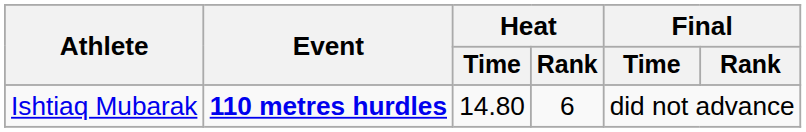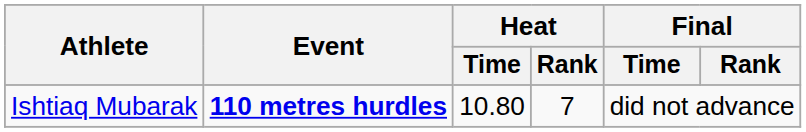(492, 106) 14.80 -> (492, 106) 10.80
(567, 106) 6 -> (567, 106) 7
